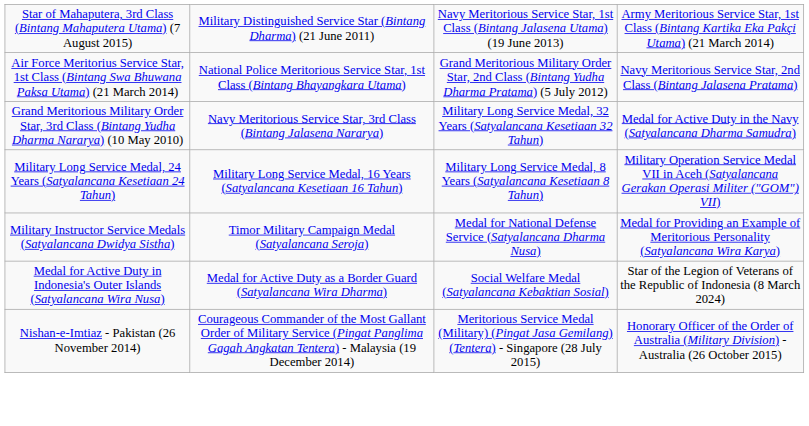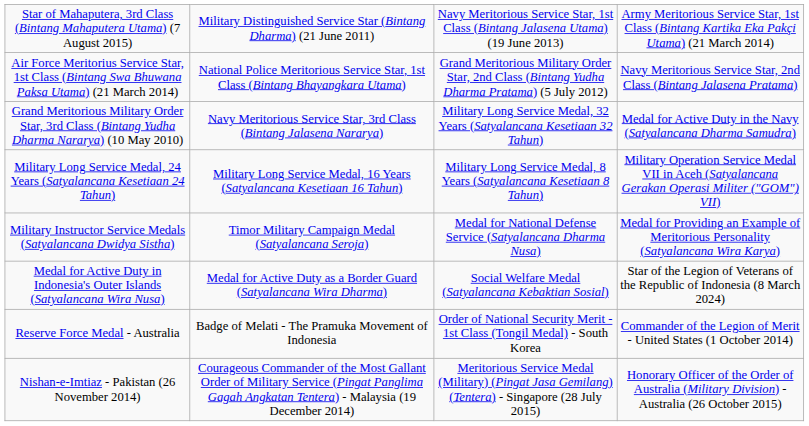+ row: (98, 333)
